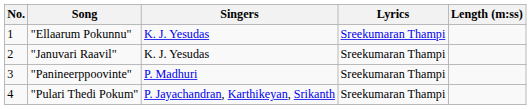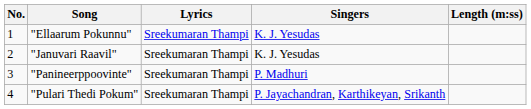columns swapped: (239, 14) <-> (393, 14)
